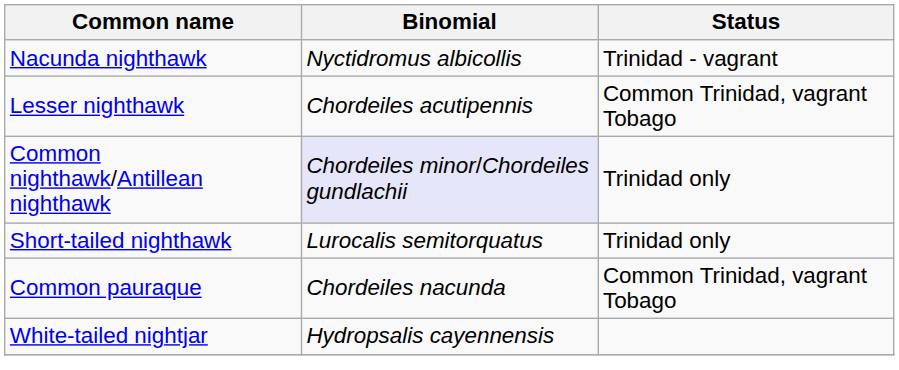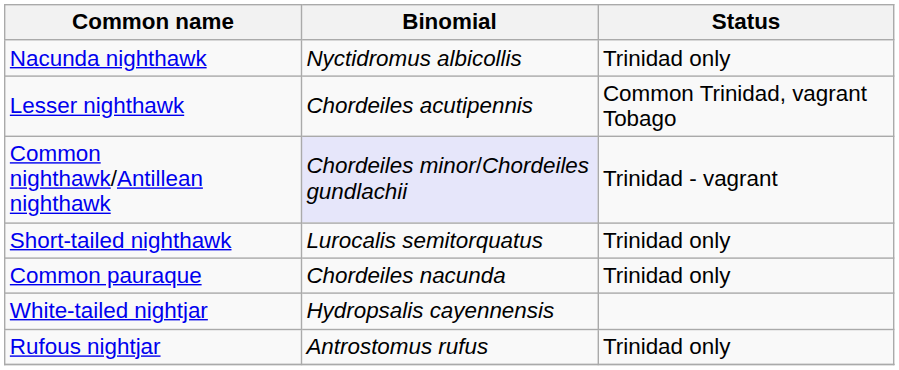(690, 57) Trinidad - vagrant -> (667, 57) Trinidad only
(667, 179) Trinidad only -> (690, 179) Trinidad - vagrant
(735, 288) Common Trinidad, vagrant Tobago -> (667, 275) Trinidad only
+ row: (85, 346)
